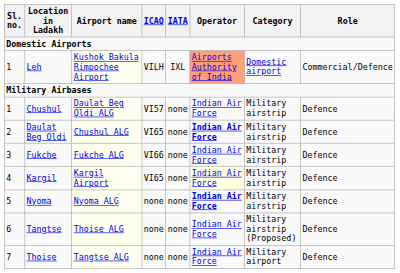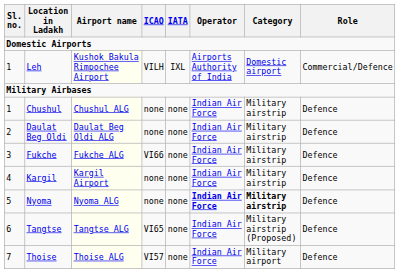(214, 67) lightsalmon background -> (214, 67) no background
(99, 109) Daulat Beg Oldi ALG -> (101, 109) Chushul ALG
(154, 109) VI57 -> (154, 109) none
(101, 132) Chushul ALG -> (99, 132) Daulat Beg Oldi ALG
(154, 132) VI65 -> (154, 132) none
(217, 132) bold -> (217, 132) normal
(154, 178) VI65 -> (154, 178) none
(217, 178) lightyellow background -> (217, 178) no background
(266, 201) normal -> (266, 201) bold
(99, 229) Thoise ALG -> (101, 229) Tangtse ALG
(154, 229) none -> (154, 229) VI65
(101, 257) Tangtse ALG -> (99, 257) Thoise ALG
(154, 257) none -> (154, 257) VI57
